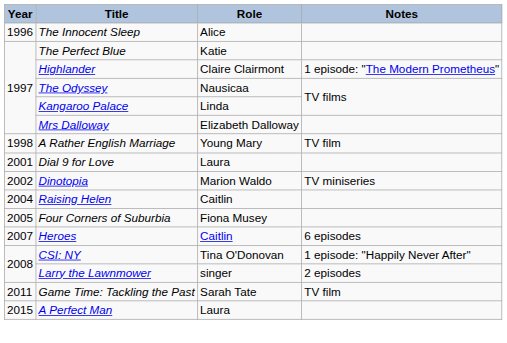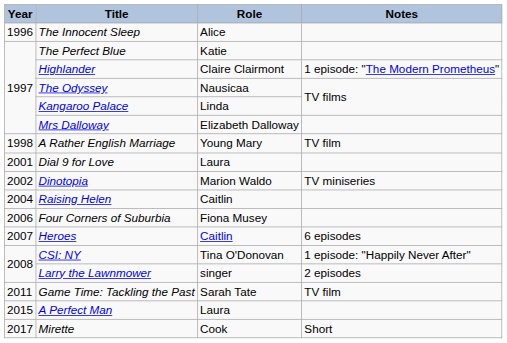(20, 218) 2005 -> (20, 218) 2006
+ row: (56, 329)
